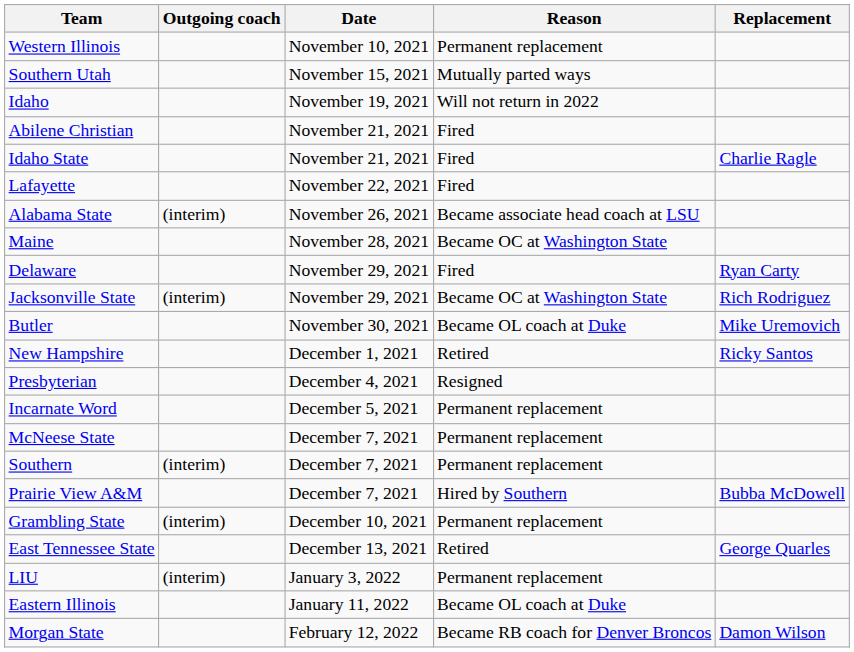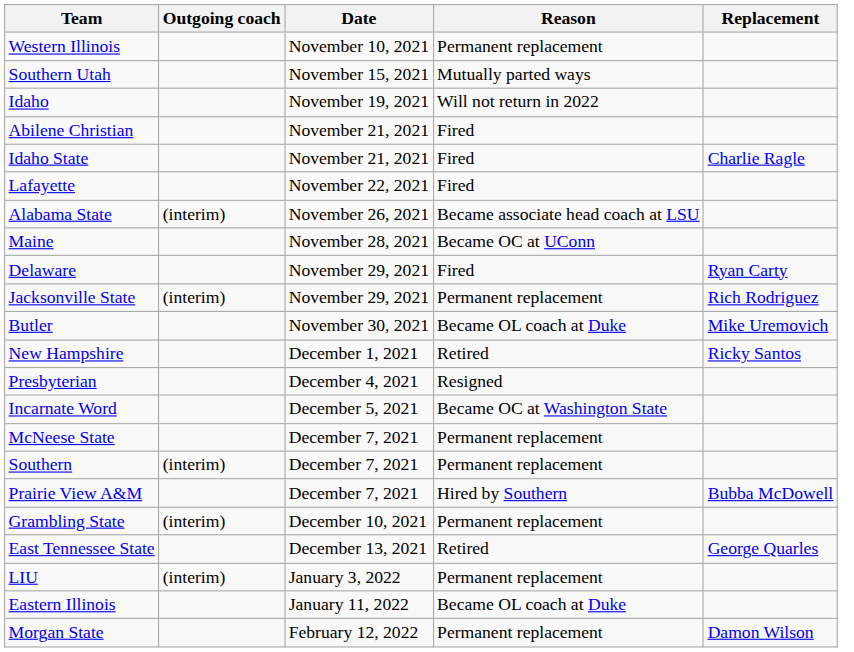(552, 241) Became OC at Washington State -> (516, 241) Became OC at UConn
(552, 297) Became OC at Washington State -> (520, 297) Permanent replacement
(520, 409) Permanent replacement -> (552, 409) Became OC at Washington State
(574, 632) Became RB coach for Denver Broncos -> (520, 632) Permanent replacement
